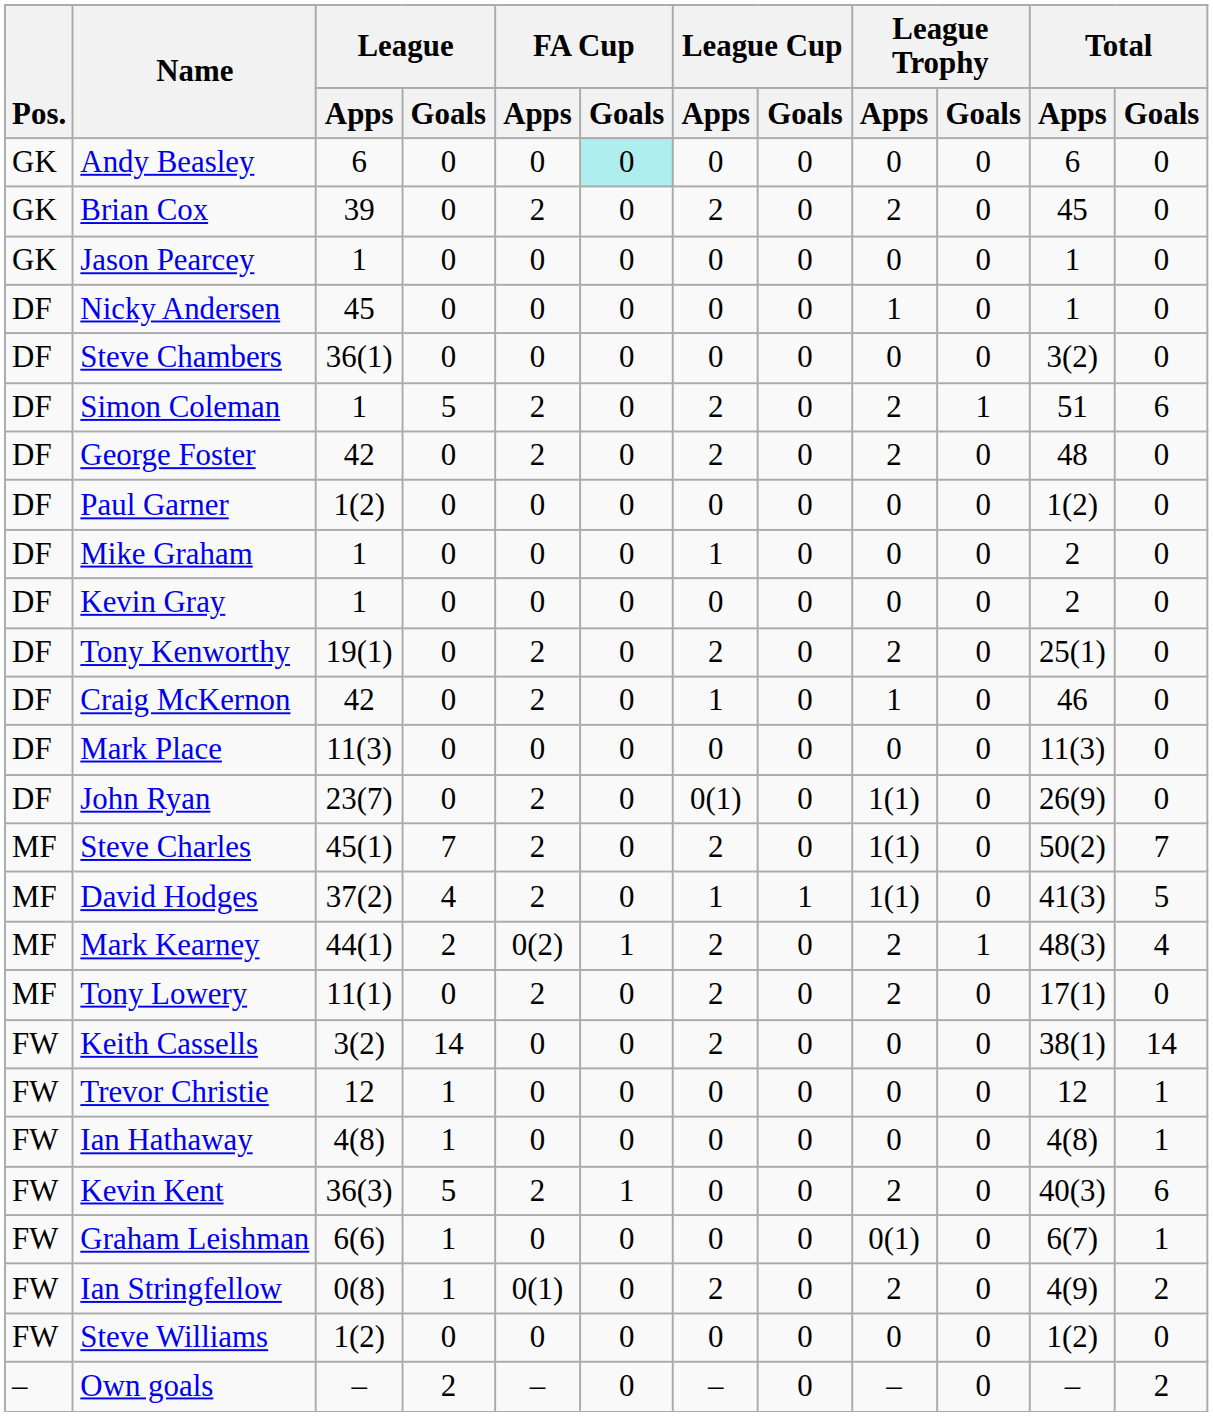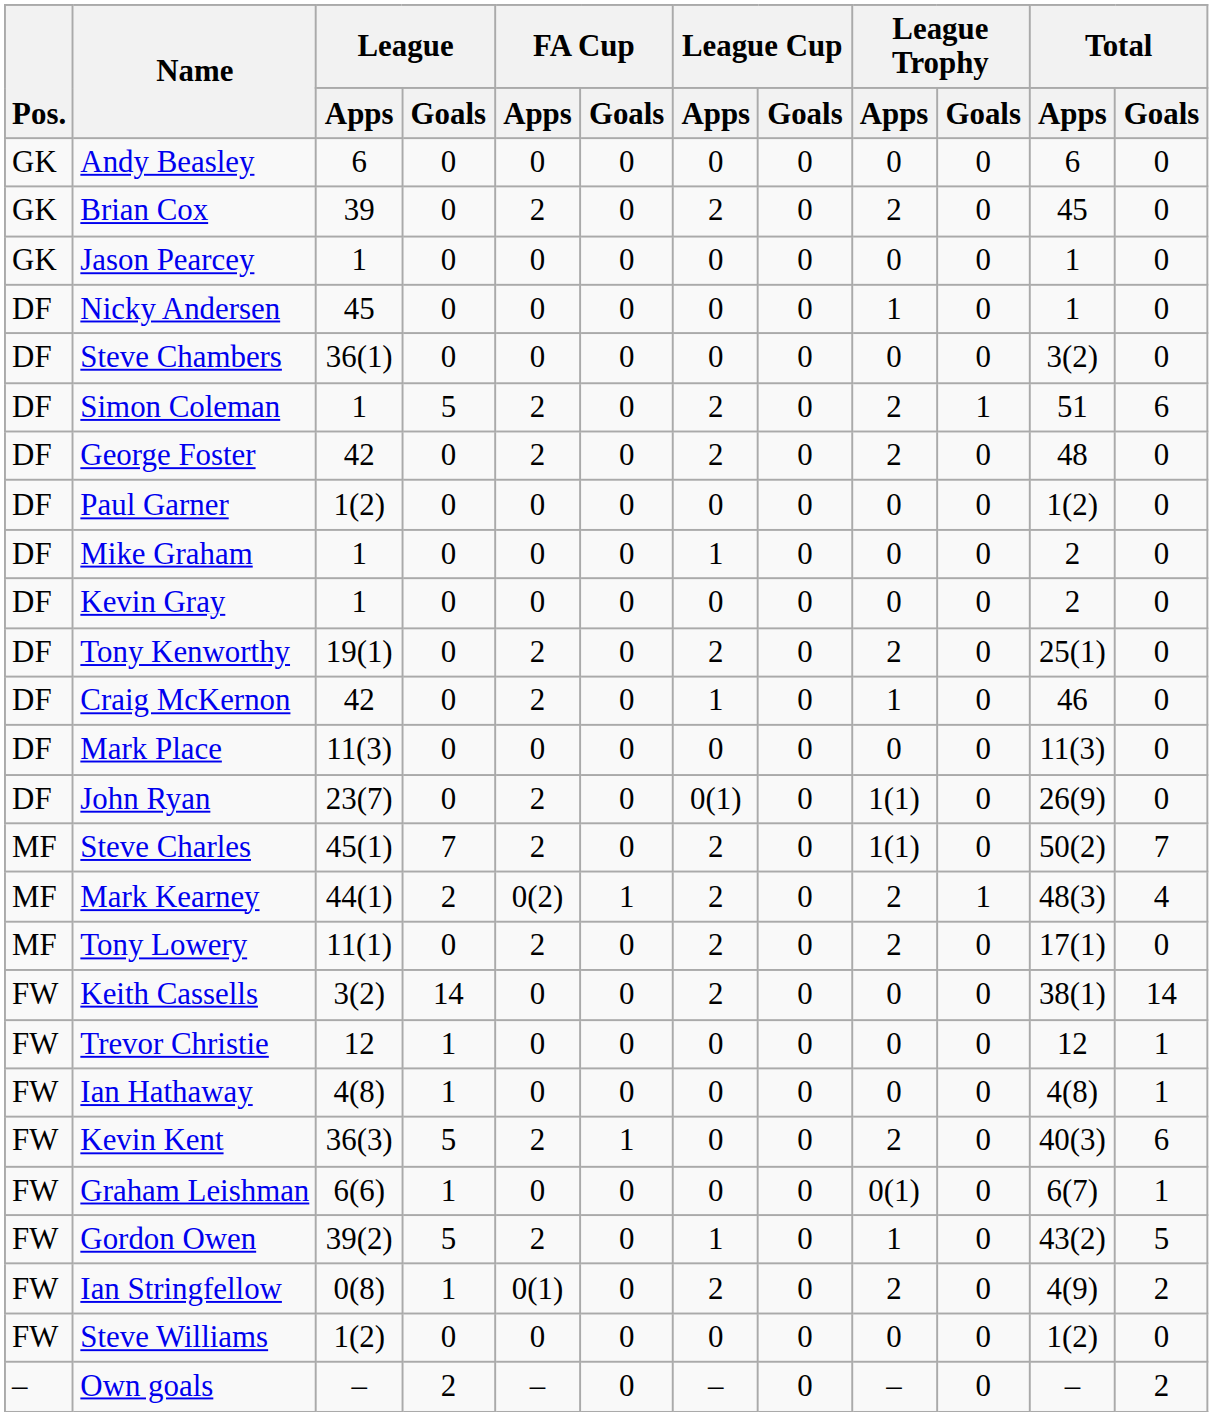(627, 161) paleturquoise background -> (627, 161) no background
- row: (169, 896)
+ row: (168, 1239)
